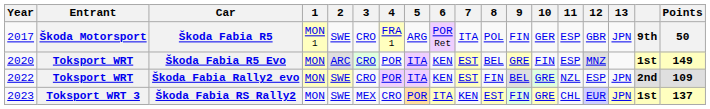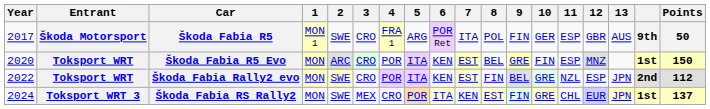(621, 37) JPN -> (621, 37) AUS
(683, 61) 149 -> (683, 61) 150
(683, 78) 109 -> (683, 78) 112
(21, 96) 2023 -> (21, 96) 2024
